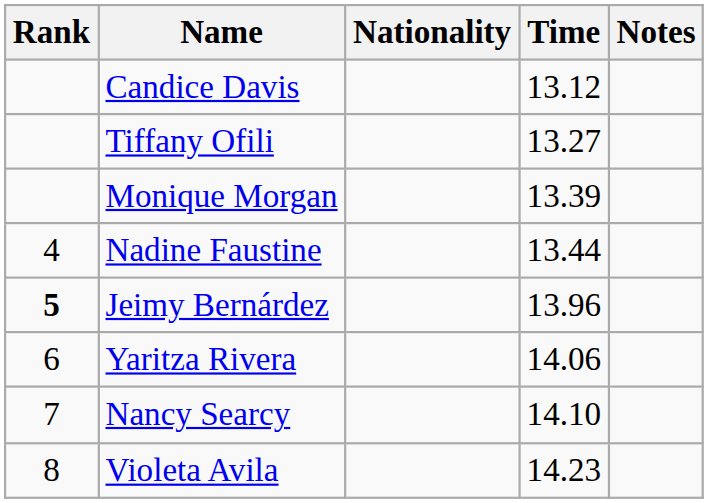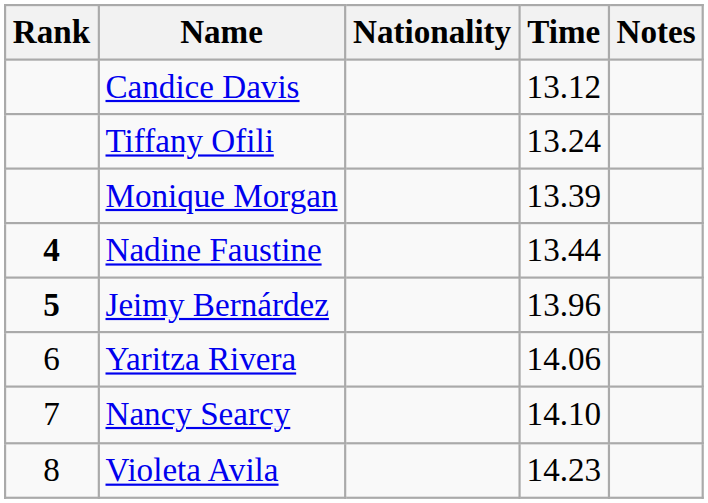(564, 141) 13.27 -> (564, 141) 13.24
(51, 250) normal -> (51, 250) bold
